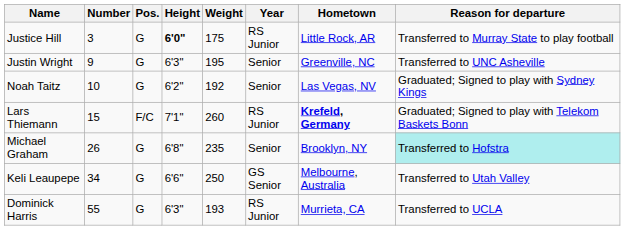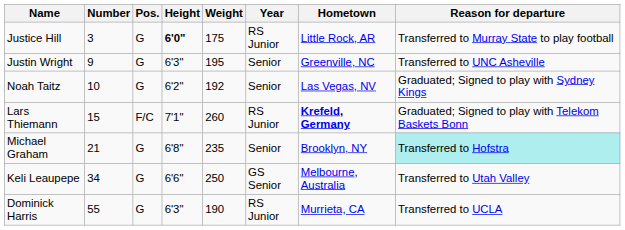(94, 148) 26 -> (94, 148) 21
(215, 209) 193 -> (215, 209) 190
